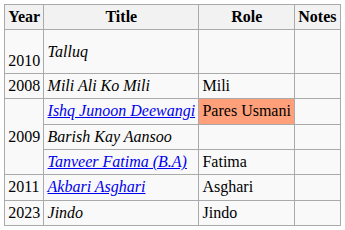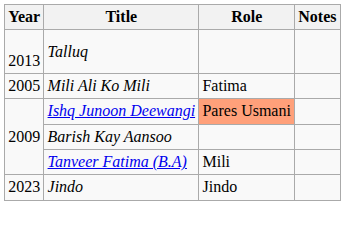(24, 60) 2010 -> (24, 60) 2013
(24, 85) 2008 -> (24, 85) 2005
(216, 85) Mili -> (225, 85) Fatima
(225, 162) Fatima -> (216, 162) Mili
- row: (97, 187)
